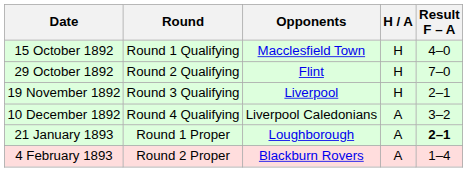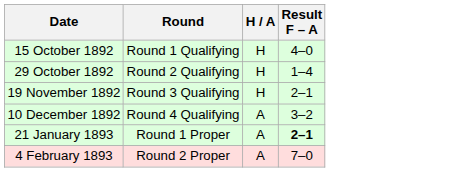- column: (311, 22)
(439, 72) 7–0 -> (302, 72) 1–4
(439, 156) 1–4 -> (302, 156) 7–0
